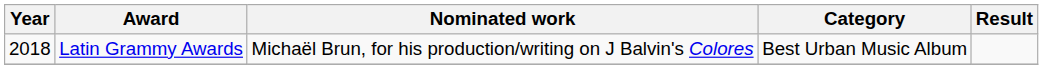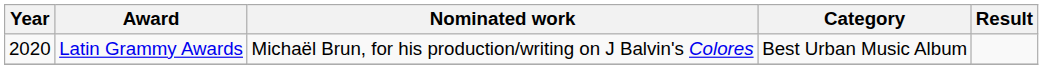(30, 49) 2018 -> (30, 49) 2020
